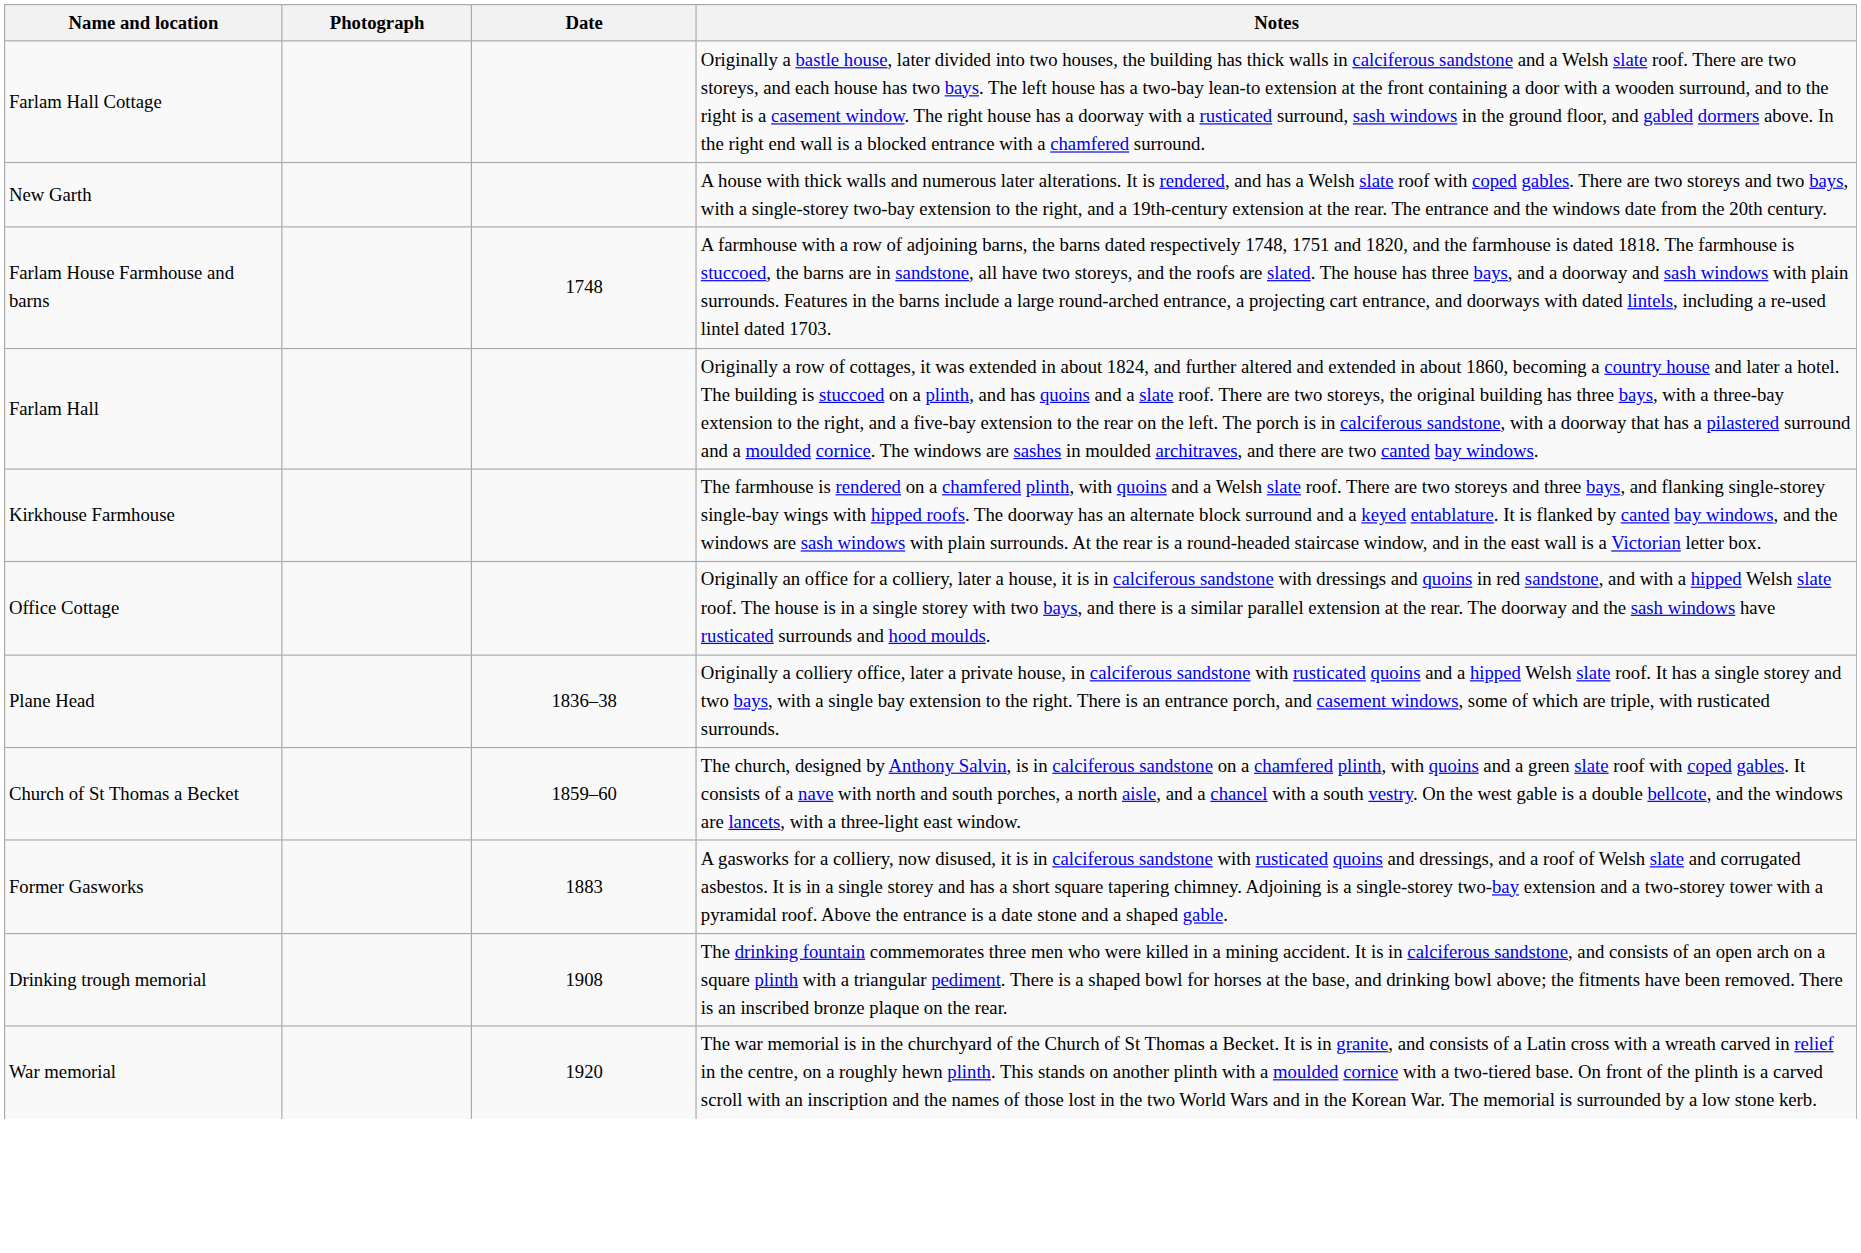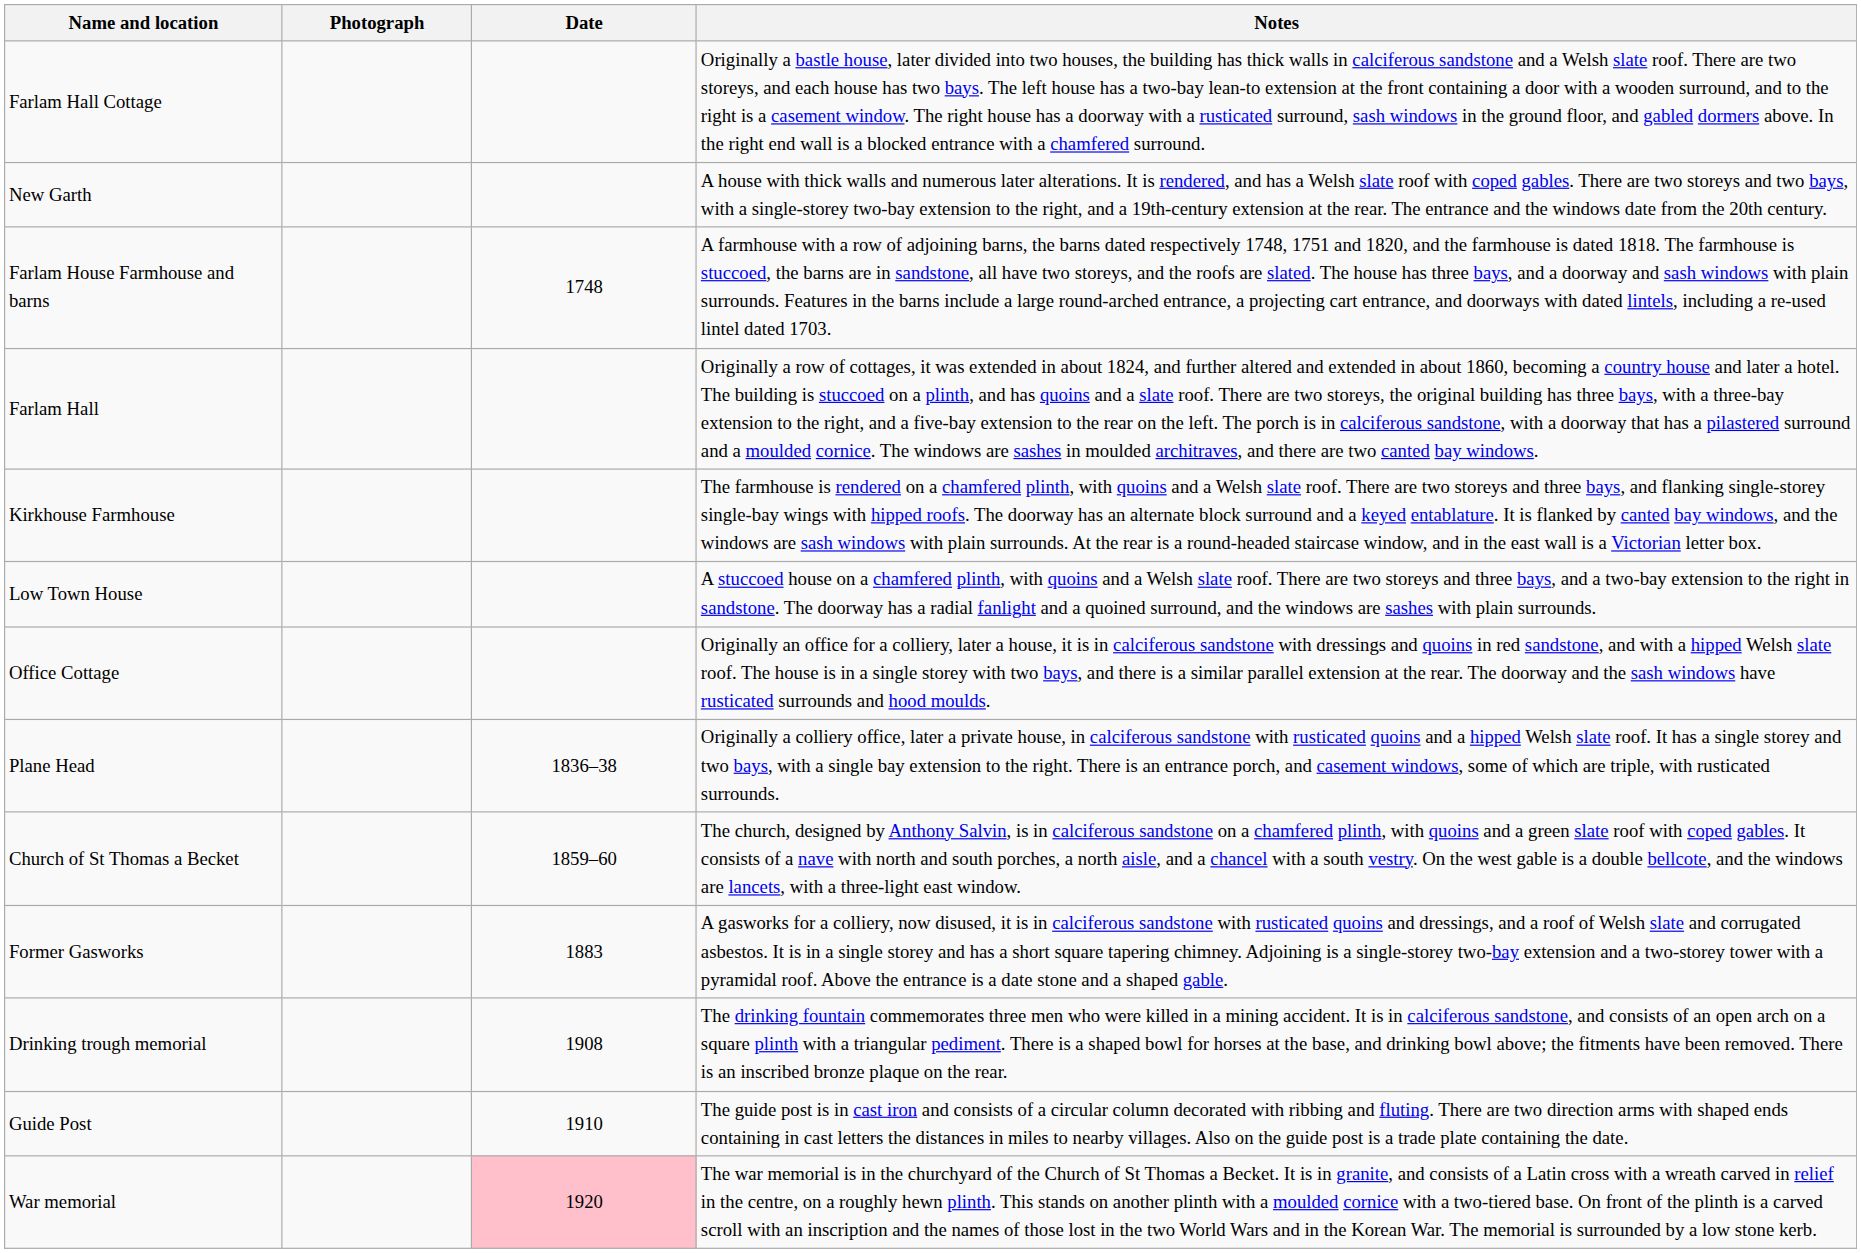+ row: (76, 594)
+ row: (50, 1123)
(584, 1072) no background -> (584, 1202) pink background
